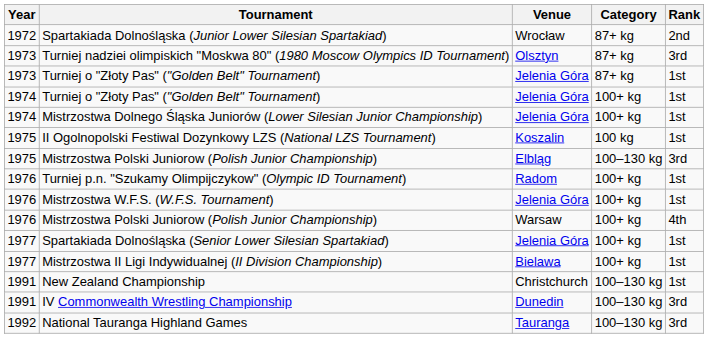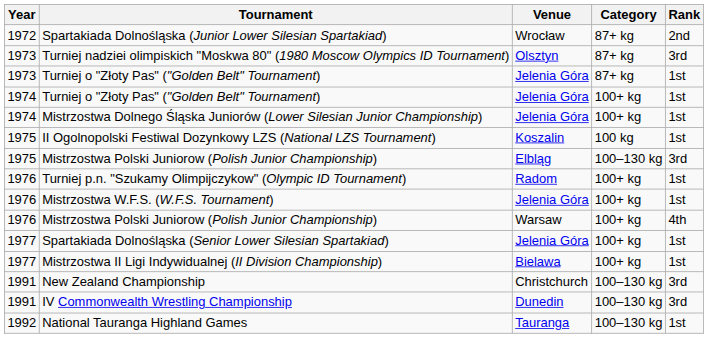(677, 281) 1st -> (678, 281) 3rd
(678, 323) 3rd -> (677, 323) 1st
